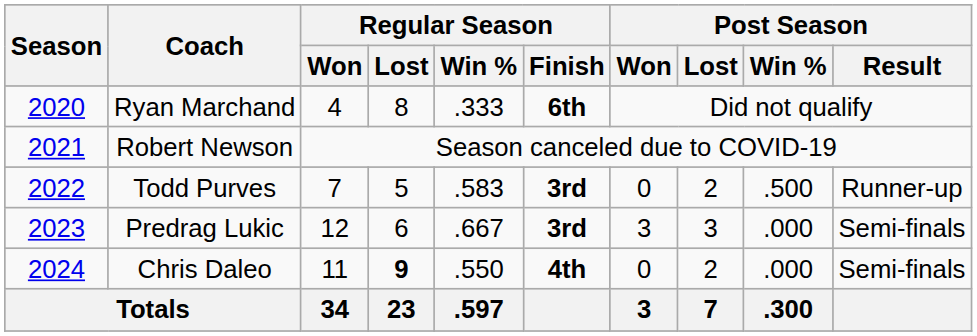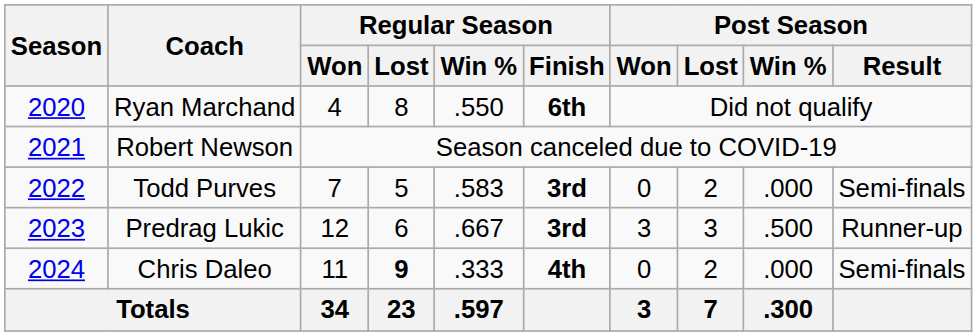(479, 107) .333 -> (479, 107) .550
(788, 188) .500 -> (788, 188) .000
(902, 188) Runner-up -> (902, 188) Semi-finals
(788, 229) .000 -> (788, 229) .500
(902, 229) Semi-finals -> (902, 229) Runner-up
(479, 269) .550 -> (479, 269) .333
